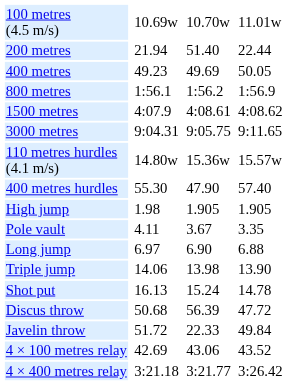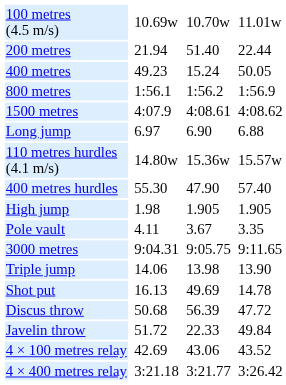(203, 71) 49.69 -> (203, 71) 15.24
rows swapped: (42, 131) <-> (38, 249)
(203, 290) 15.24 -> (203, 290) 49.69
